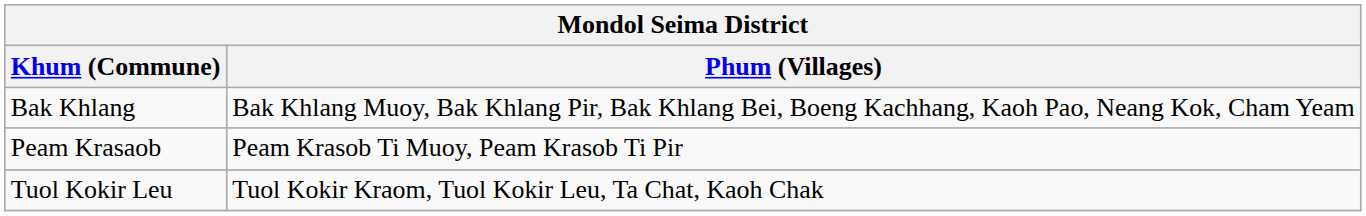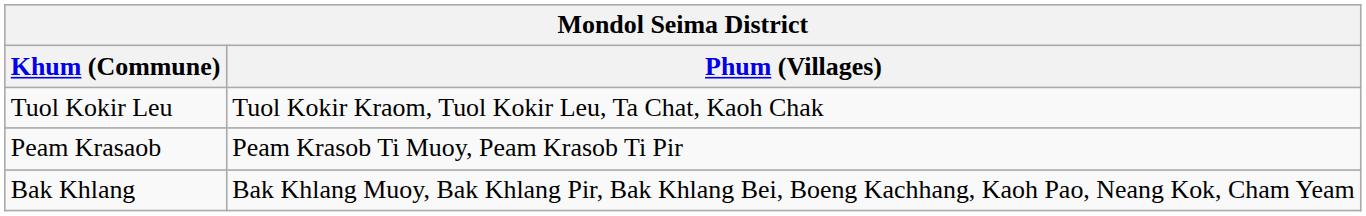rows swapped: (73, 107) <-> (92, 189)
